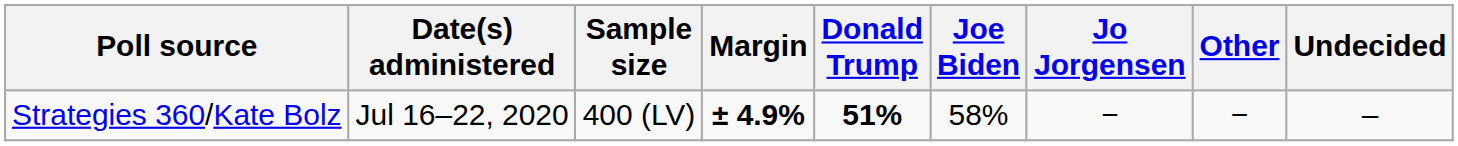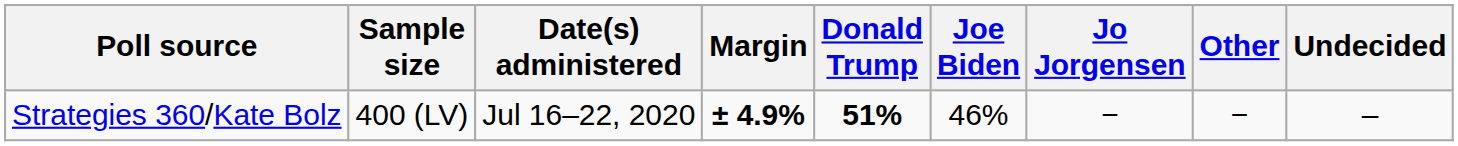columns swapped: (462, 47) <-> (639, 47)
(979, 114) 58% -> (979, 114) 46%
